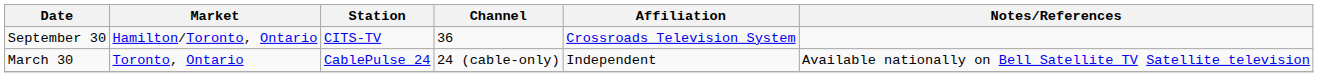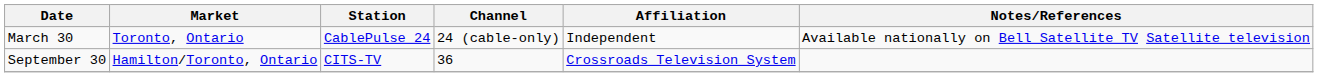rows swapped: (41, 60) <-> (57, 38)
